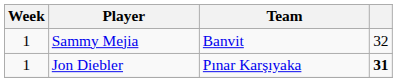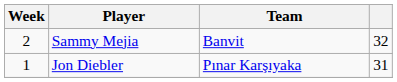(26, 41) 1 -> (26, 41) 2
(381, 65) bold -> (381, 65) normal
